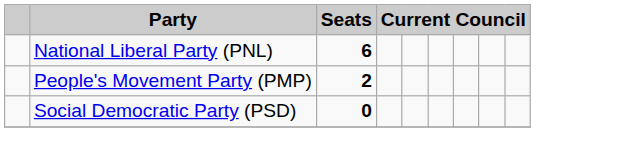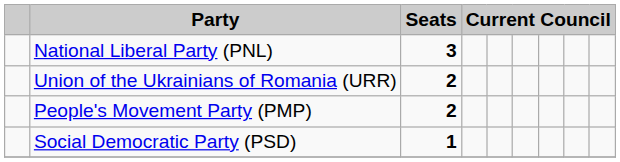(367, 50) 6 -> (451, 50) 3
+ row: (215, 80)
(367, 111) 0 -> (451, 141) 1
